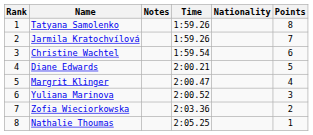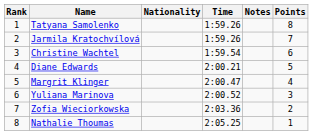columns swapped: (242, 11) <-> (157, 11)
